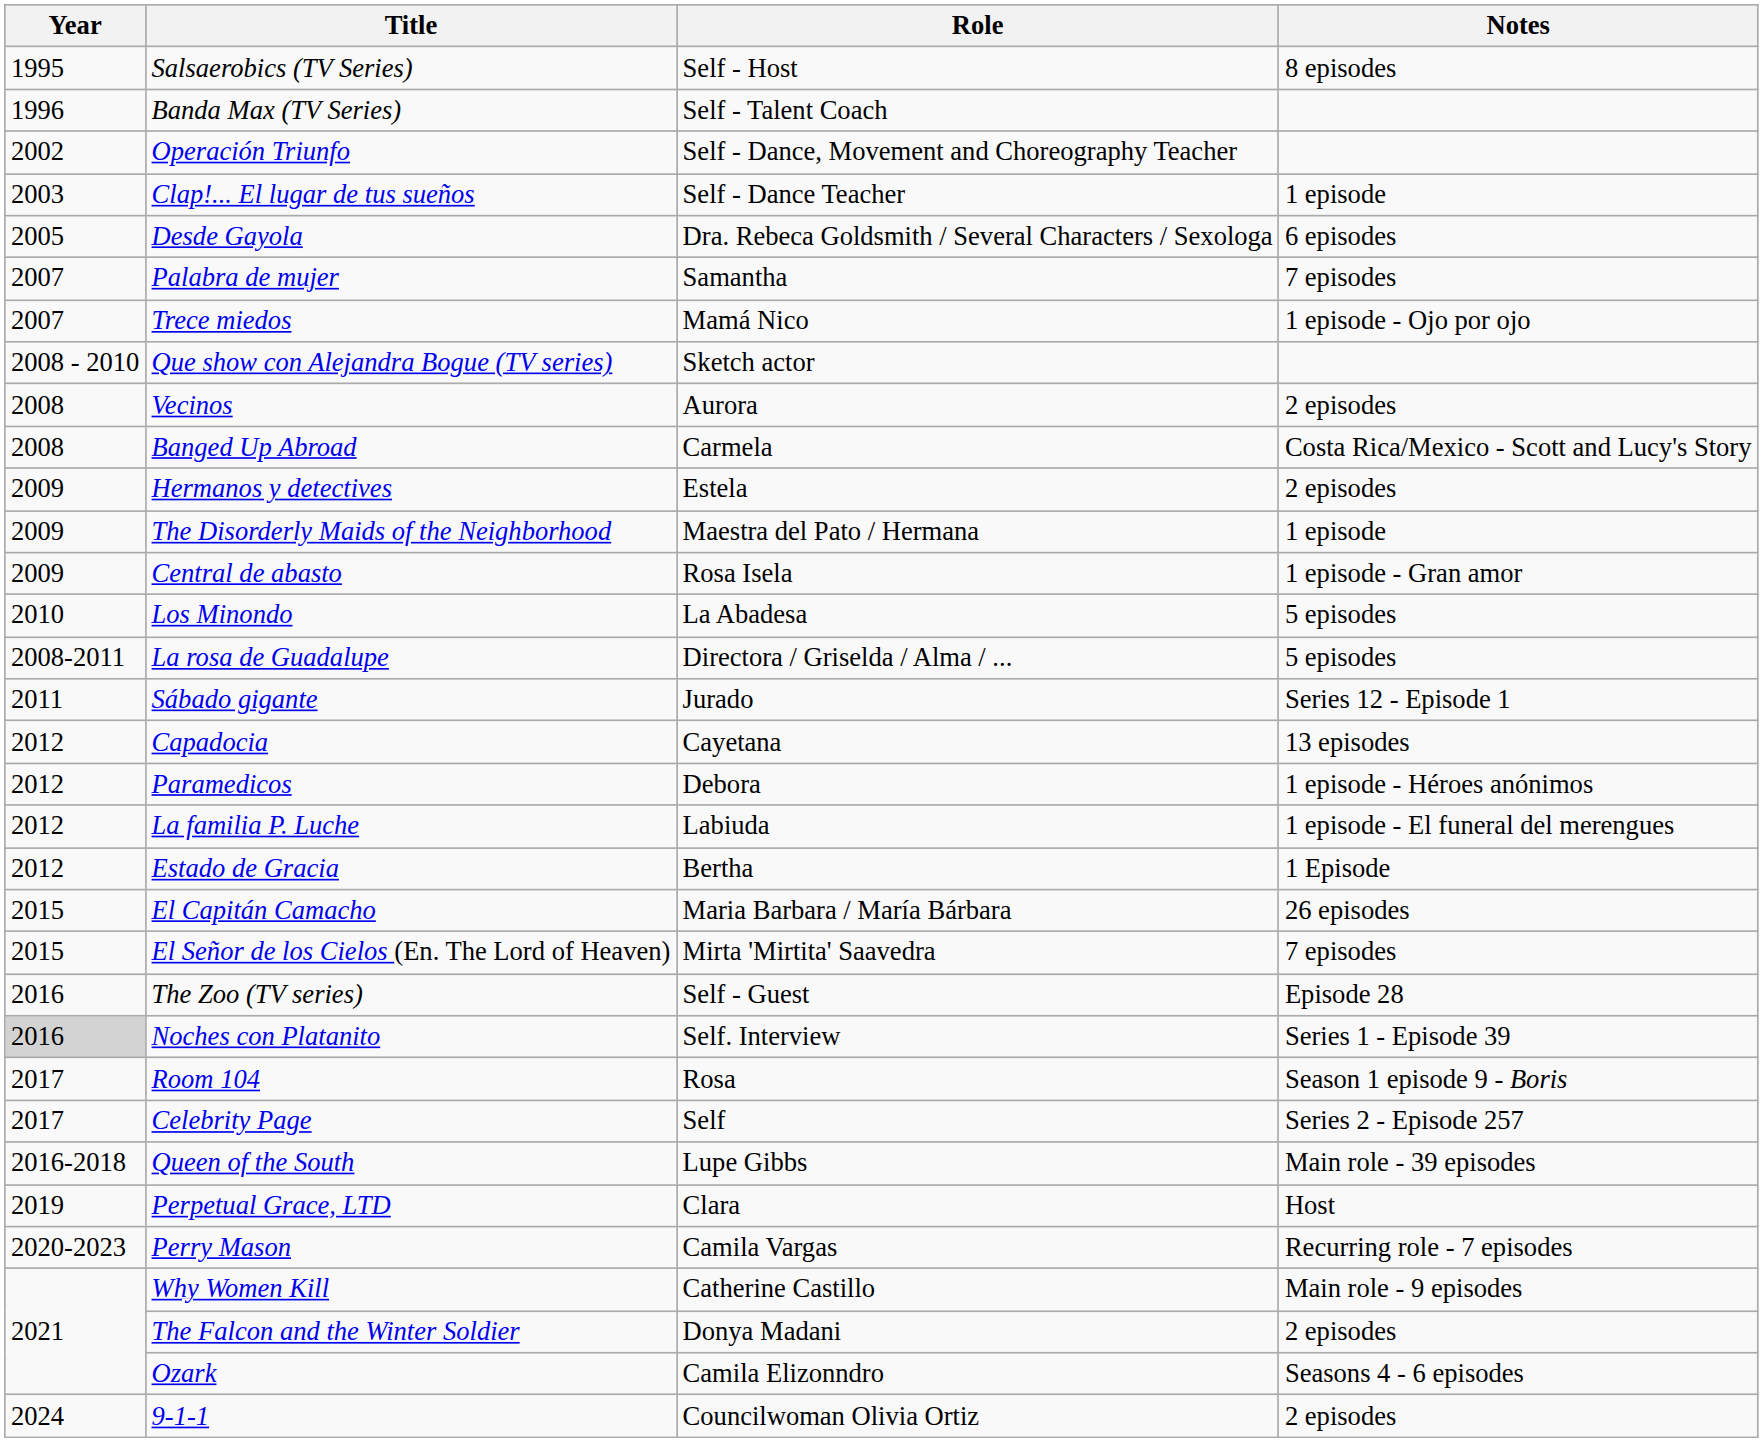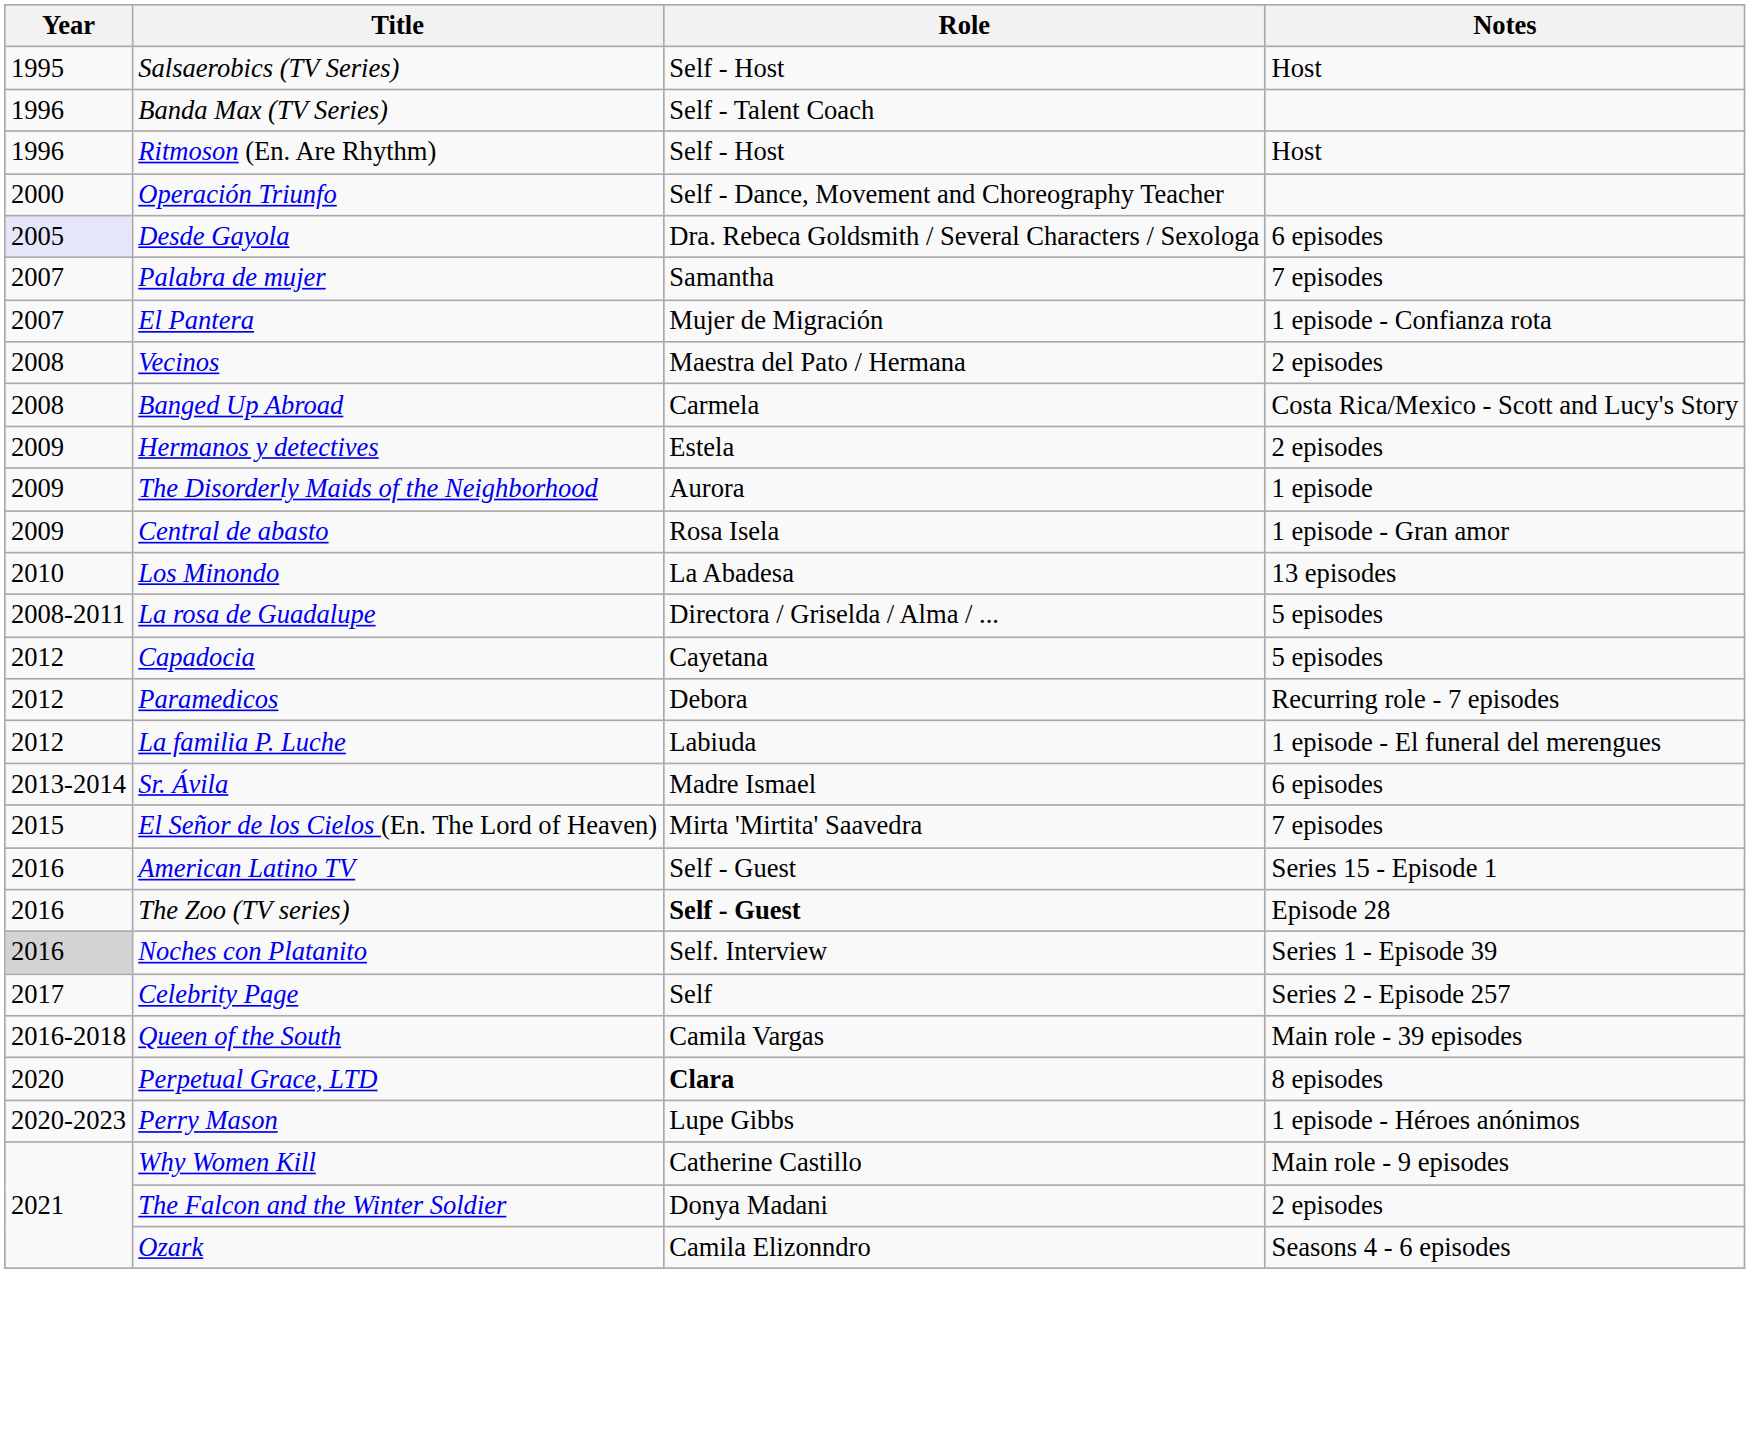(1341, 67) 8 episodes -> (1297, 67) Host
+ row: (287, 151)
(38, 151) 2002 -> (38, 194) 2000
- row: (313, 194)
(38, 236) no background -> (38, 236) lavender background
+ row: (196, 320)
- row: (222, 320)
- row: (382, 362)
(720, 404) Aurora -> (818, 362) Maestra del Pato / Hermana
(831, 531) Maestra del Pato / Hermana -> (707, 488) Aurora
(1341, 615) 5 episodes -> (1334, 573) 13 episodes
- row: (235, 699)
(1347, 741) 13 episodes -> (1327, 657) 5 episodes
(1439, 783) 1 episode - Héroes anónimos -> (1415, 699) Recurring role - 7 episodes
- row: (245, 868)
+ row: (183, 783)
- row: (264, 910)
+ row: (247, 868)
(746, 994) normal -> (735, 910) bold
- row: (206, 1078)
(745, 1162) Lupe Gibbs -> (747, 1036) Camila Vargas
(38, 1204) 2019 -> (38, 1078) 2020
(711, 1204) normal -> (702, 1078) bold
(1310, 1204) Host -> (1327, 1078) 8 episodes
(760, 1247) Camila Vargas -> (732, 1120) Lupe Gibbs
(1429, 1247) Recurring role - 7 episodes -> (1426, 1120) 1 episode - Héroes anónimos
- row: (180, 1415)
